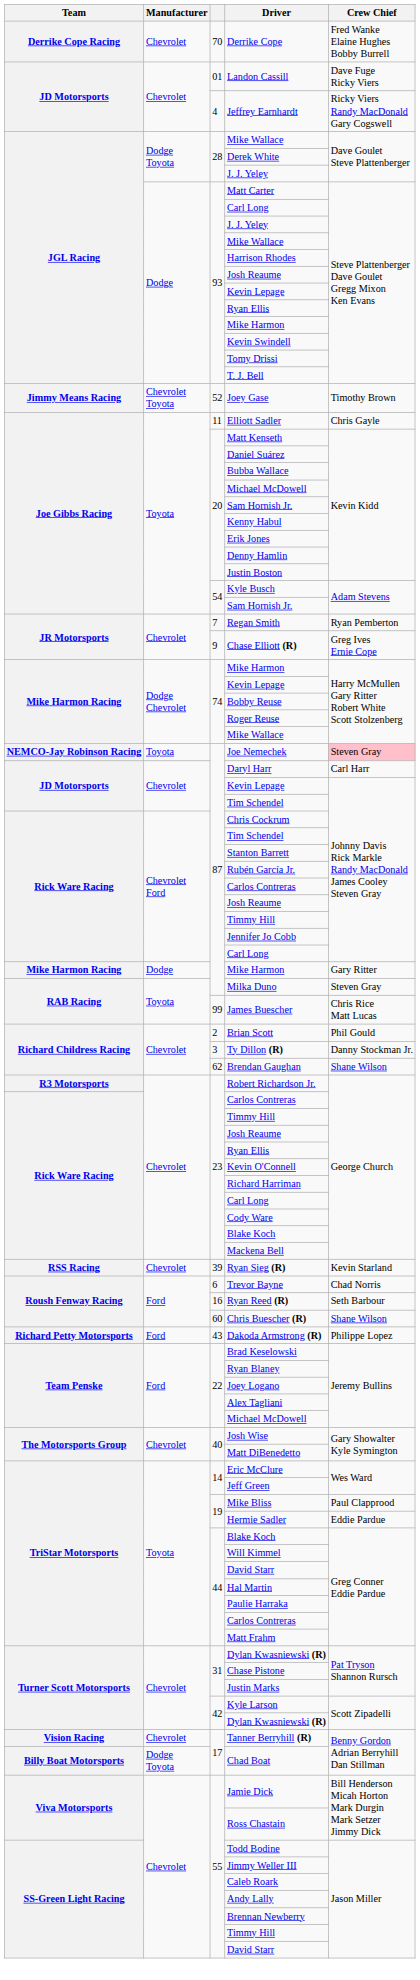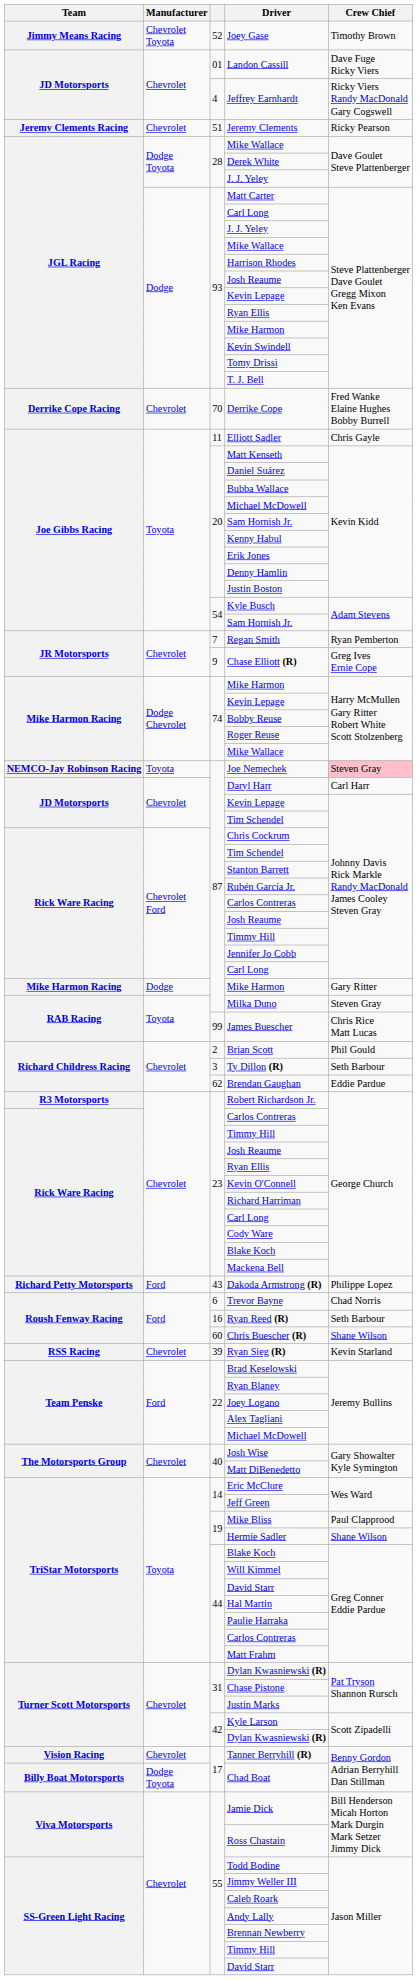rows swapped: (217, 41) <-> (217, 398)
+ row: (217, 128)
(372, 1049) Danny Stockman Jr. -> (358, 1066) Seth Barbour
(359, 1066) Shane Wilson -> (358, 1083) Eddie Pardue
rows swapped: (217, 1335) <-> (217, 1268)
(358, 1520) Eddie Pardue -> (359, 1536) Shane Wilson
